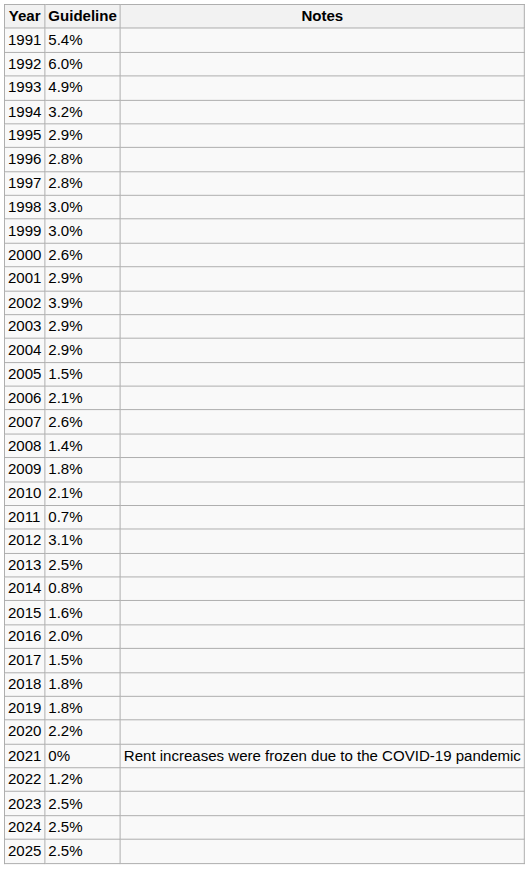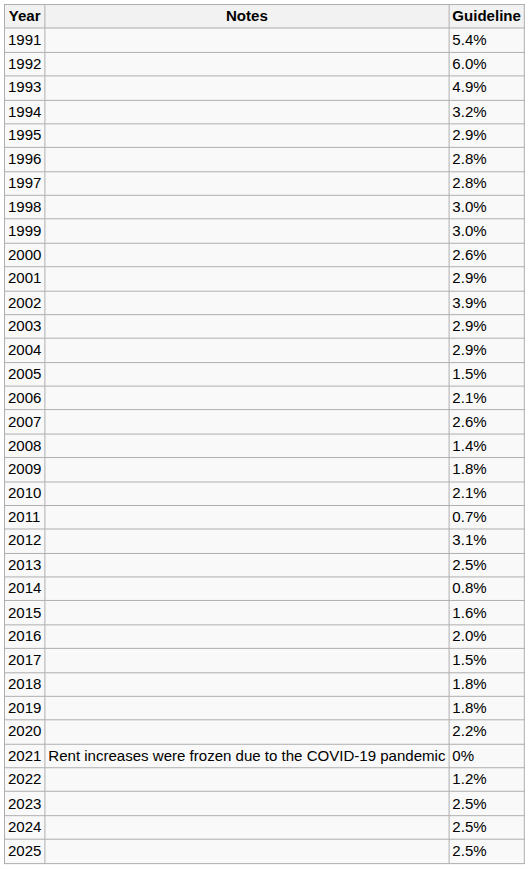columns swapped: (83, 16) <-> (322, 16)
